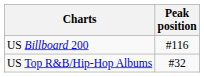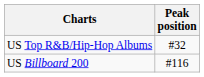rows swapped: (48, 44) <-> (80, 63)
